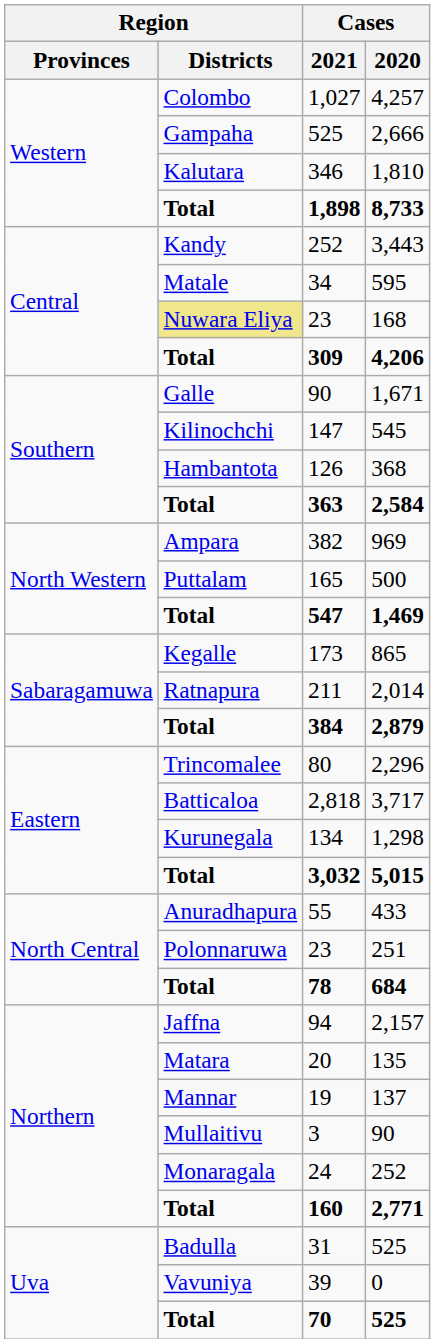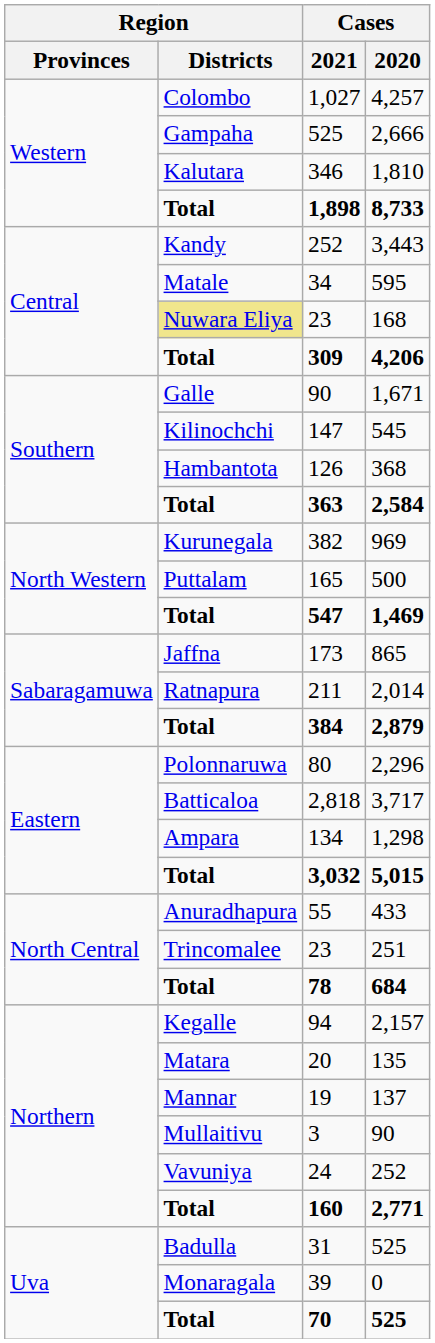(201, 541) Ampara -> (218, 541) Kurunegala
(200, 652) Kegalle -> (192, 652) Jaffna
(222, 763) Trincomalee -> (225, 763) Polonnaruwa
(218, 838) Kurunegala -> (201, 838) Ampara
(225, 949) Polonnaruwa -> (222, 949) Trincomalee
(192, 1023) Jaffna -> (200, 1023) Kegalle
(219, 1171) Monaragala -> (208, 1171) Vavuniya
(208, 1282) Vavuniya -> (219, 1282) Monaragala
